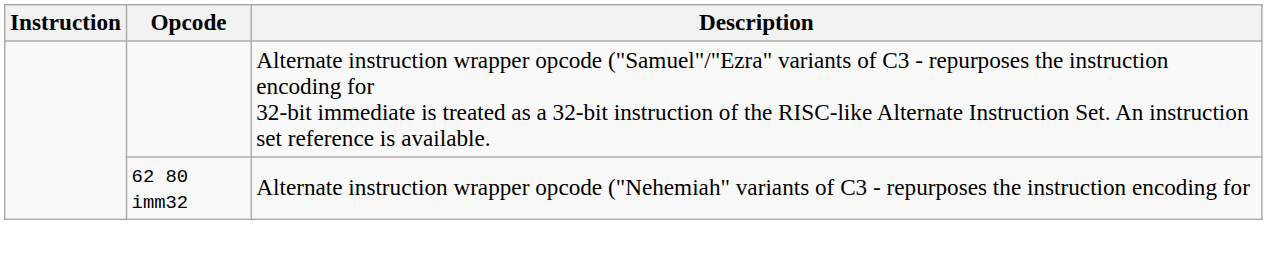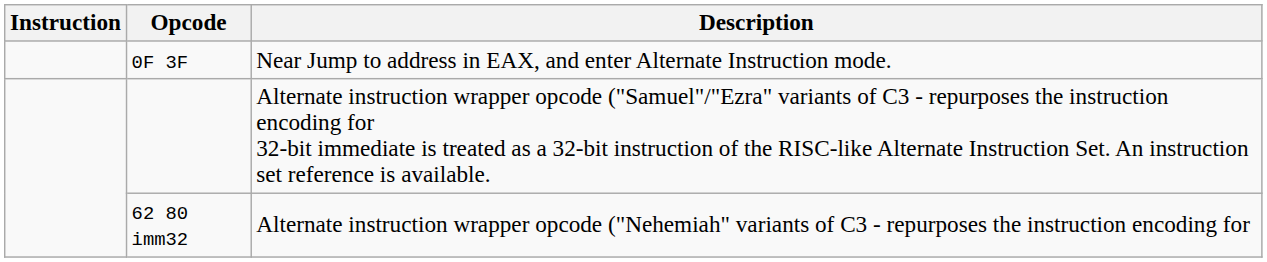+ row: (160, 62)
